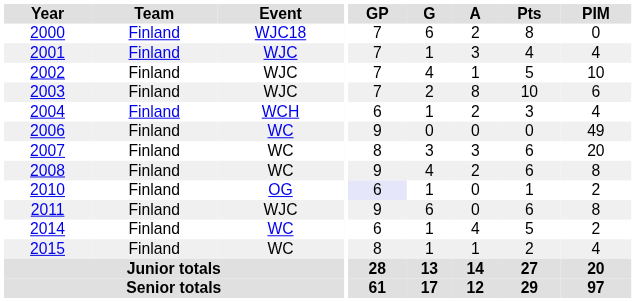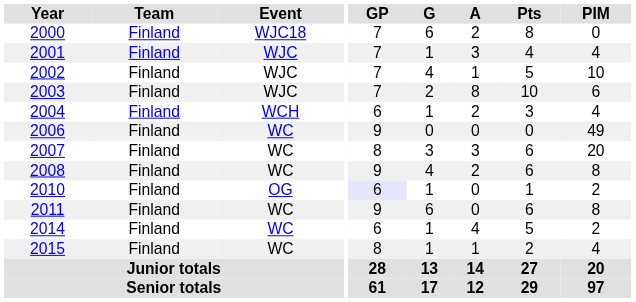(280, 209) WJC -> (280, 209) WC
